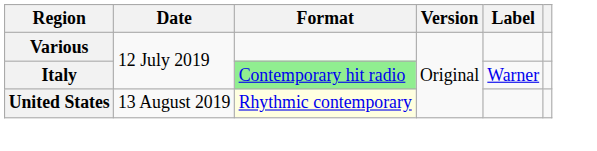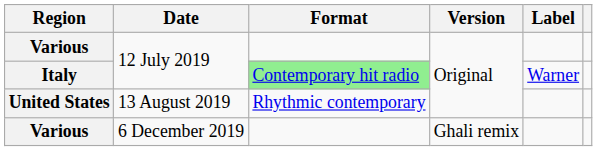(325, 103) lightyellow background -> (339, 103) no background
+ row: (59, 131)
